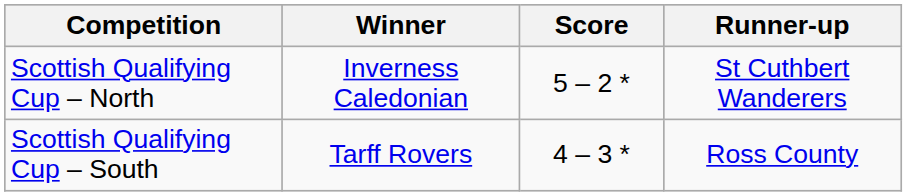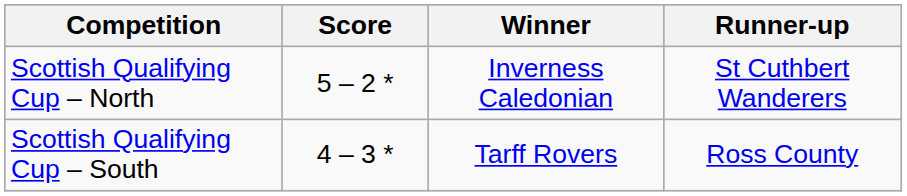columns swapped: (401, 25) <-> (592, 25)
